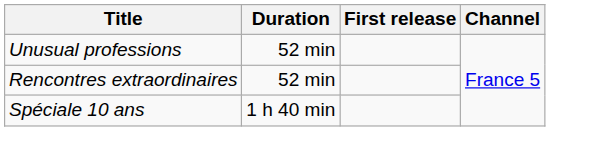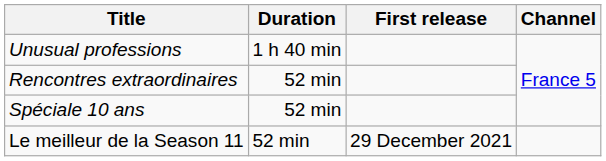(307, 49) 52 min -> (297, 49) 1 h 40 min
(291, 110) 1 h 40 min -> (313, 110) 52 min
+ row: (126, 140)
